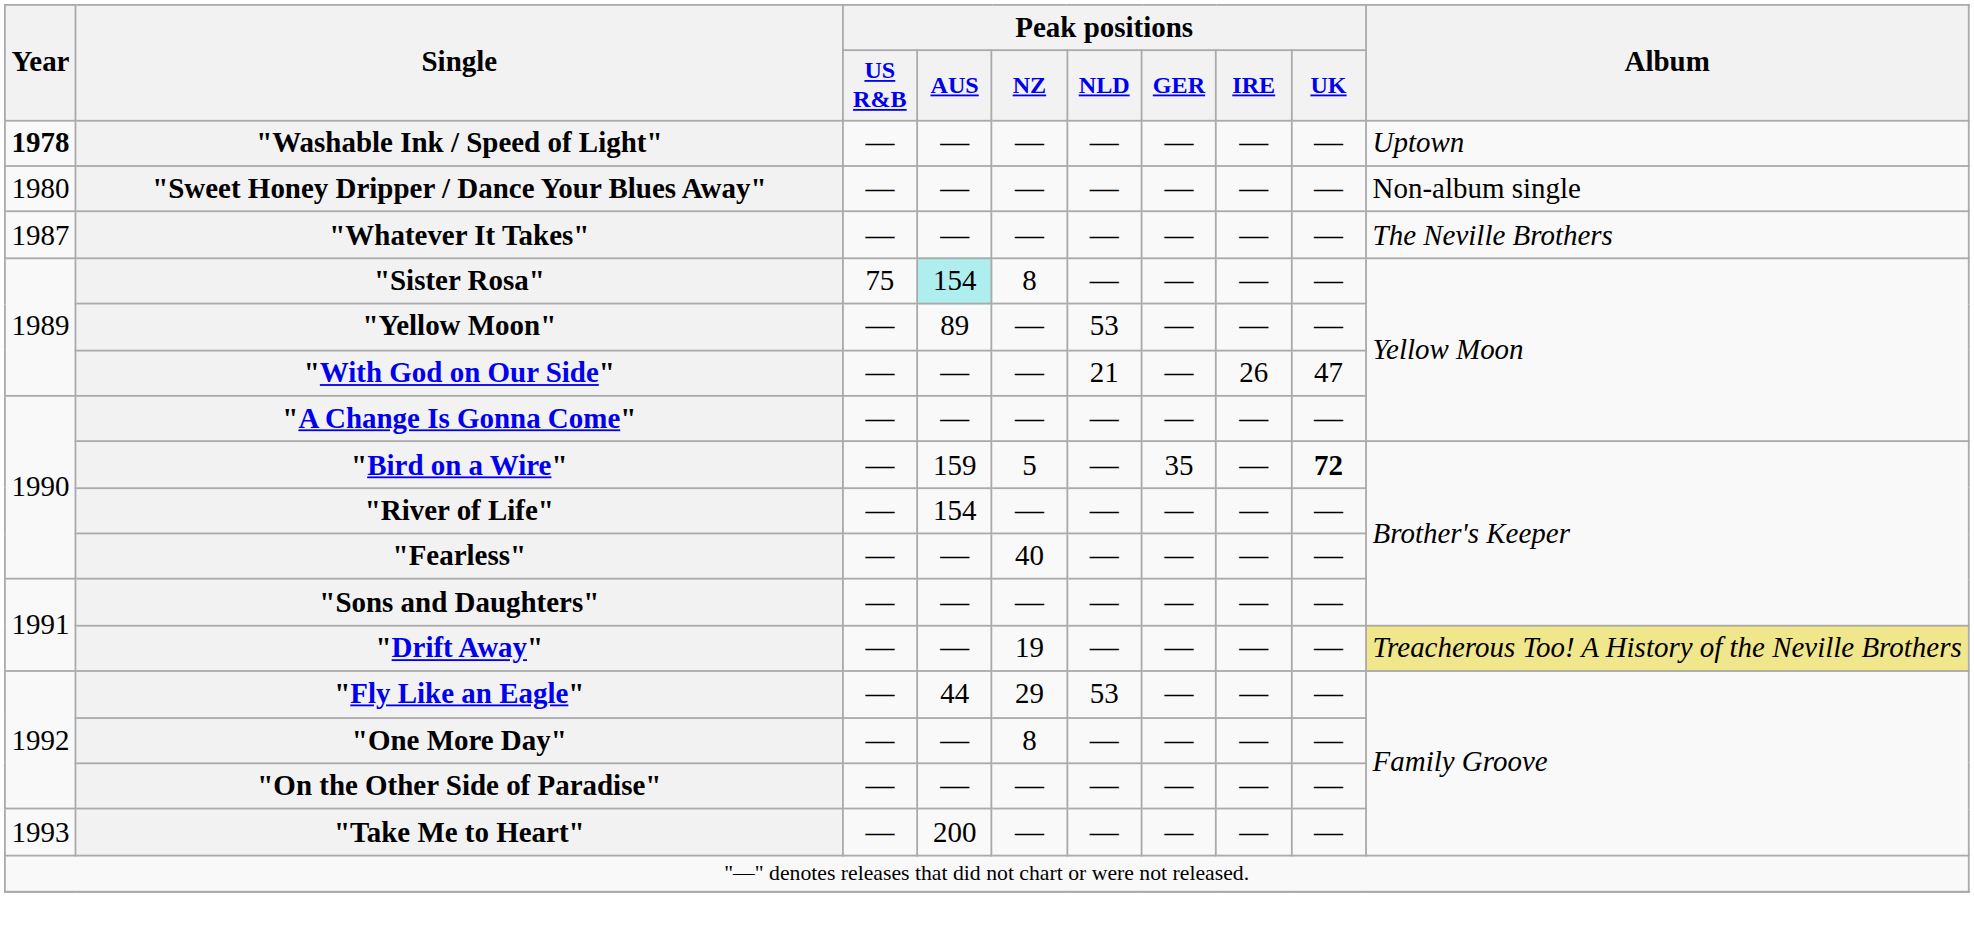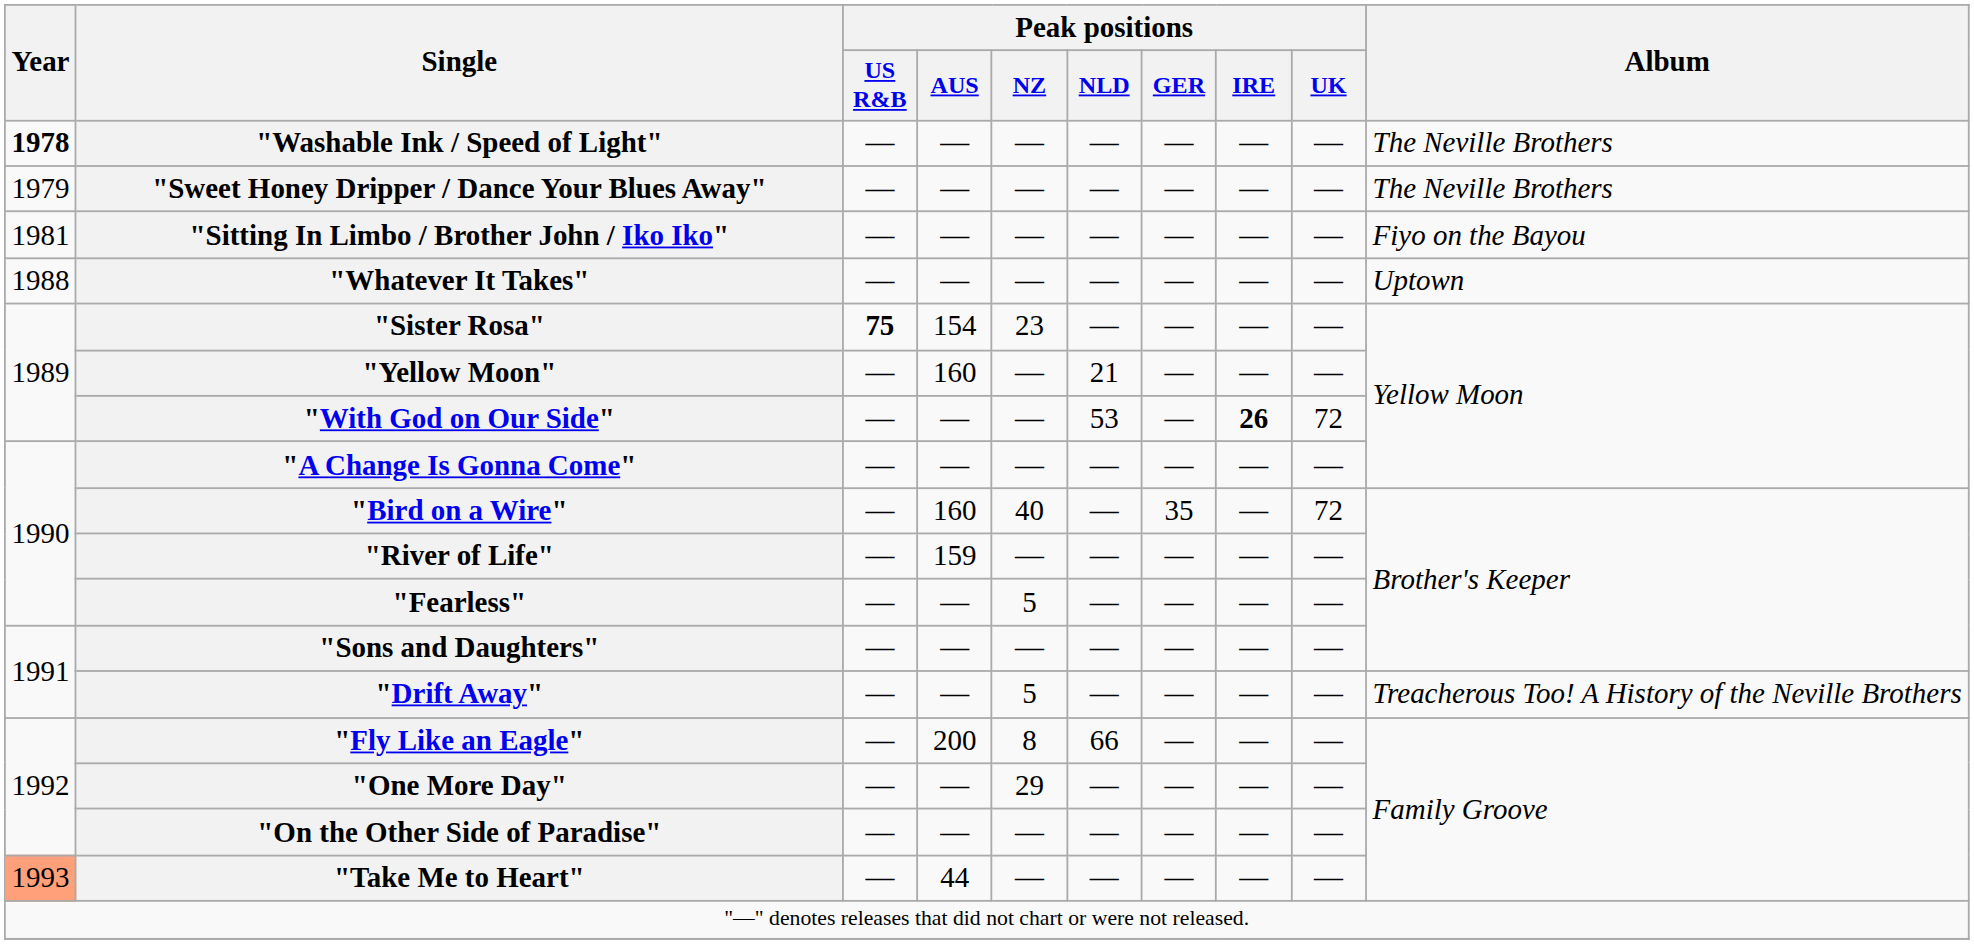(1418, 142) Uptown -> (1493, 142) The Neville Brothers
(41, 188) 1980 -> (41, 188) 1979
(1477, 188) Non-album single -> (1493, 188) The Neville Brothers
+ row: (459, 234)
(41, 234) 1987 -> (41, 280) 1988
(1493, 234) The Neville Brothers -> (1418, 280) Uptown
(880, 280) normal -> (880, 326) bold
(955, 280) paleturquoise background -> (955, 326) no background
(1029, 280) 8 -> (1029, 326) 23
(955, 326) 89 -> (955, 372) 160
(1104, 326) 53 -> (1104, 372) 21
(1104, 372) 21 -> (1104, 418) 53
(1254, 372) normal -> (1254, 418) bold
(1329, 372) 47 -> (1329, 418) 72
(955, 464) 159 -> (955, 510) 160
(1029, 464) 5 -> (1029, 510) 40
(1329, 464) bold -> (1329, 510) normal
(955, 510) 154 -> (955, 556) 159
(1029, 556) 40 -> (1029, 602) 5
(1029, 647) 19 -> (1029, 693) 5
(1667, 647) khaki background -> (1667, 693) no background
(955, 693) 44 -> (955, 739) 200
(1029, 693) 29 -> (1029, 739) 8
(1104, 693) 53 -> (1104, 739) 66
(1029, 739) 8 -> (1029, 785) 29
(41, 831) no background -> (41, 877) lightsalmon background
(955, 831) 200 -> (955, 877) 44
